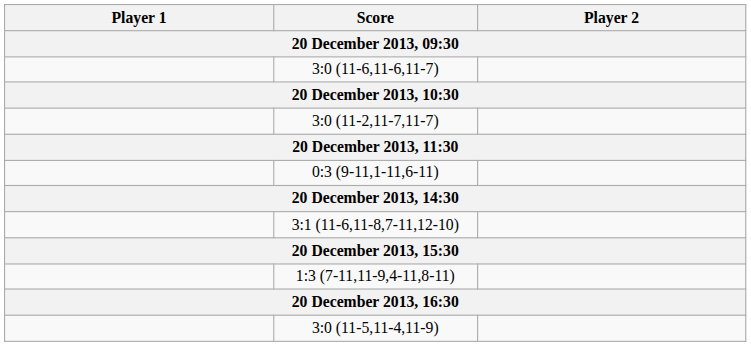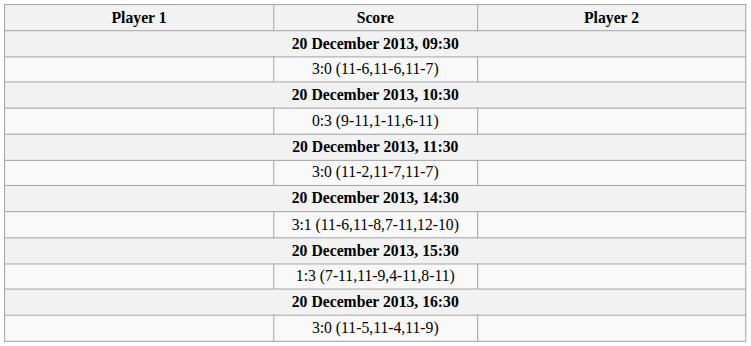rows swapped: (375, 173) <-> (375, 121)
